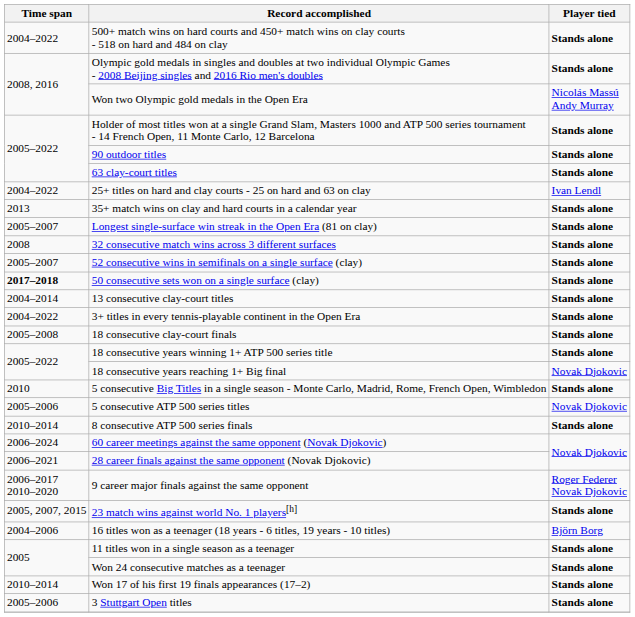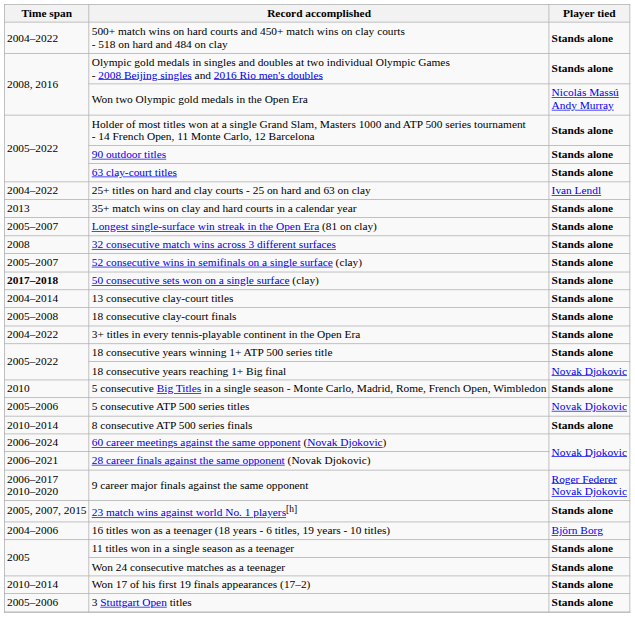rows swapped: (164, 334) <-> (226, 316)
